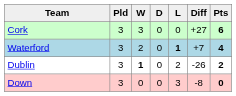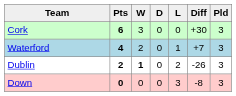columns swapped: (121, 13) <-> (221, 13)
(199, 30) +27 -> (199, 30) +30
(178, 48) bold -> (178, 48) normal
